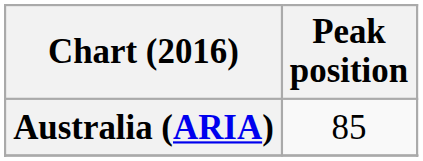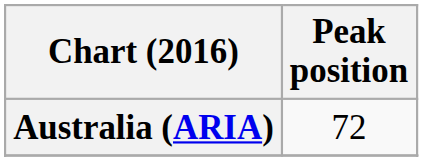(349, 126) 85 -> (349, 126) 72
